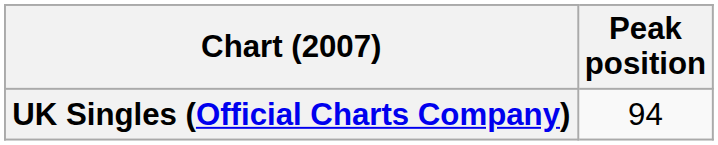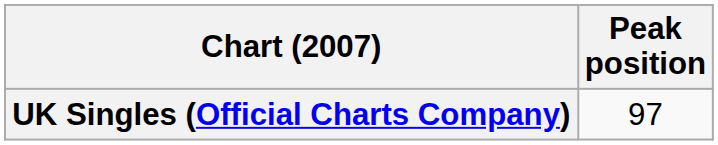(645, 113) 94 -> (645, 113) 97
